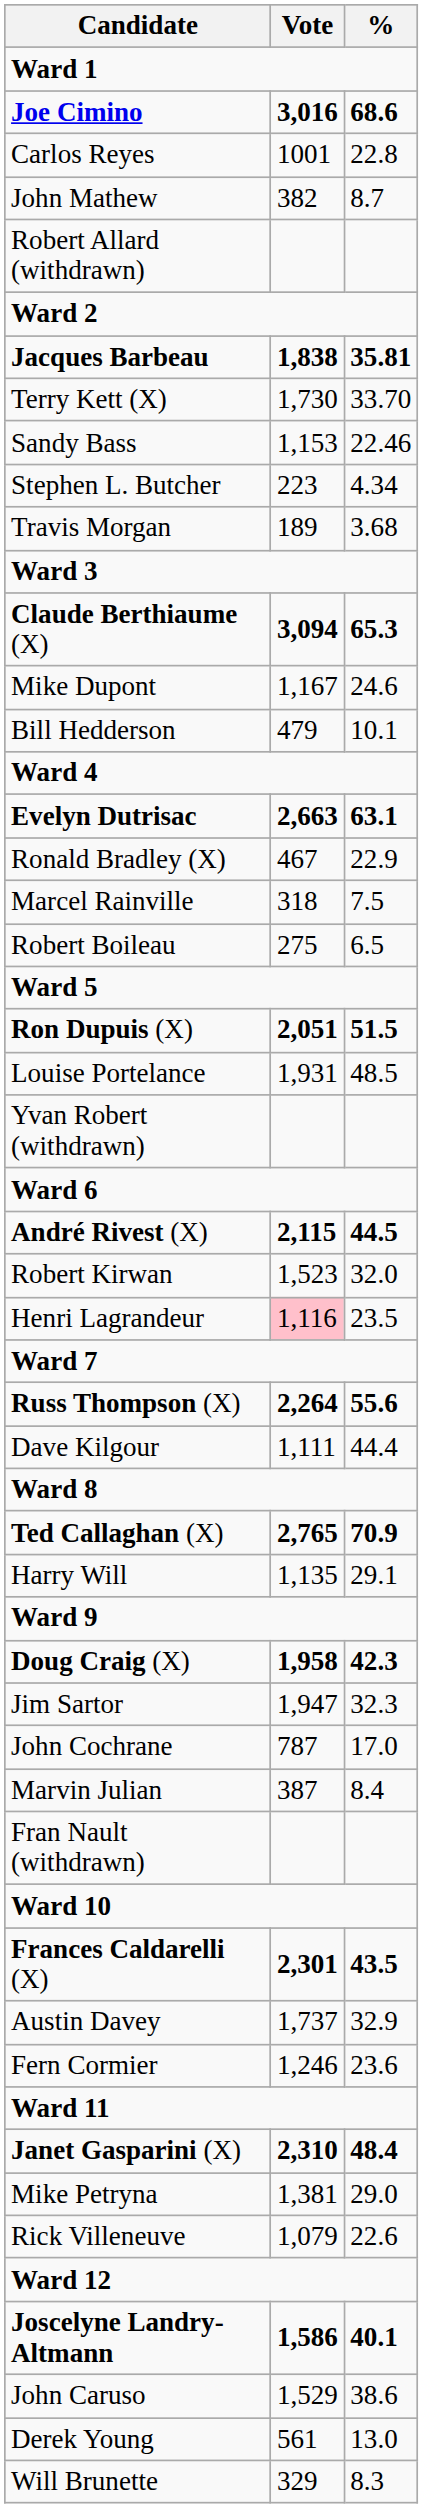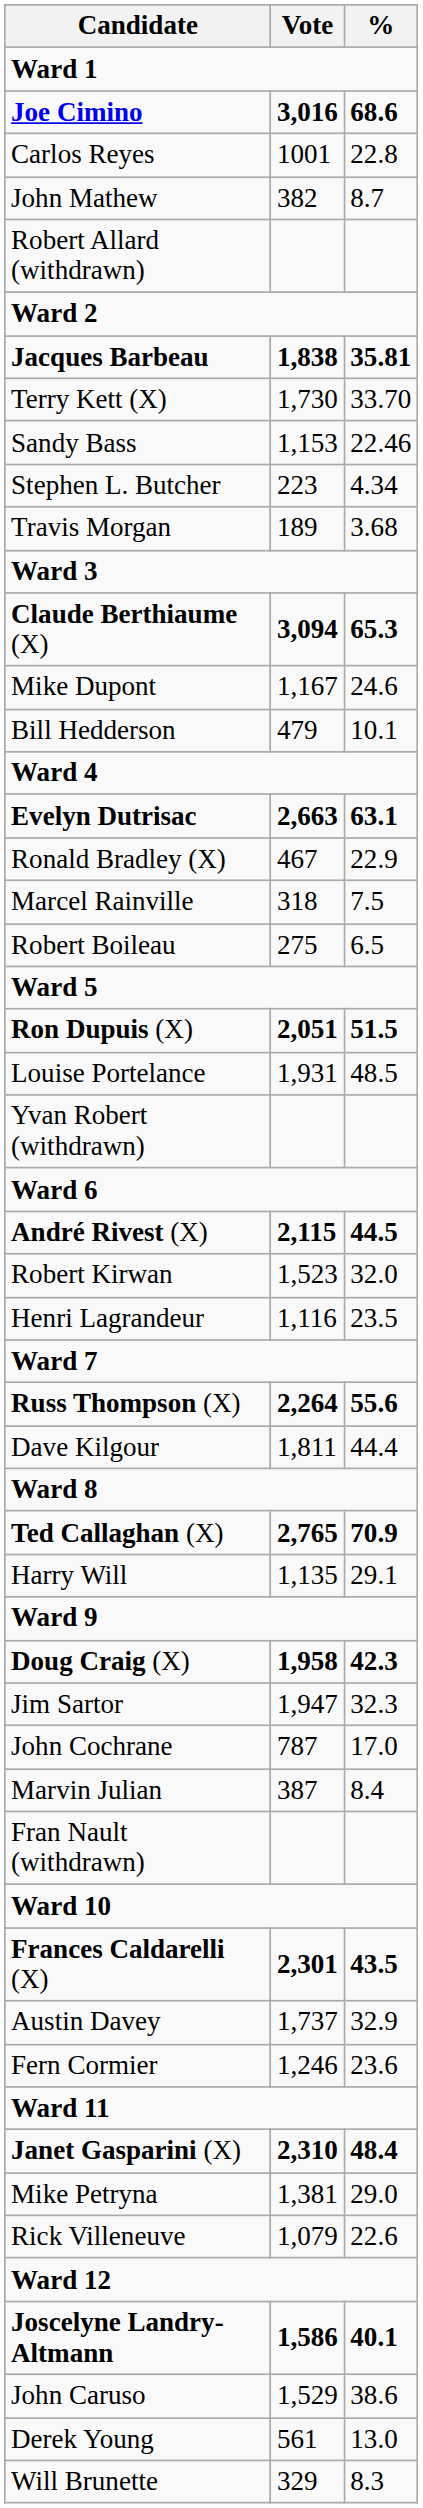(307, 1317) pink background -> (307, 1317) no background
(306, 1446) 1,111 -> (307, 1446) 1,811
